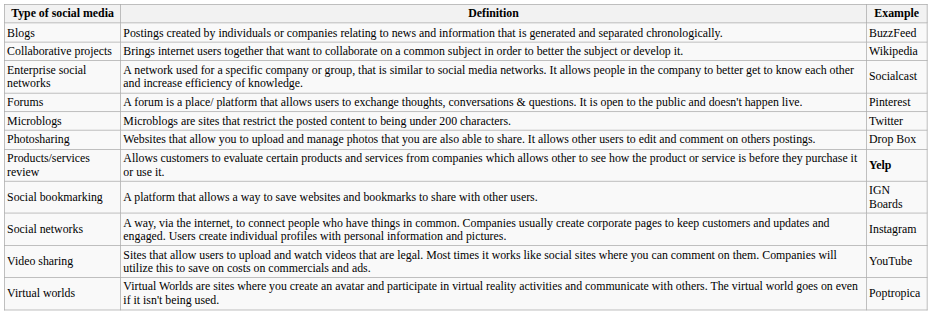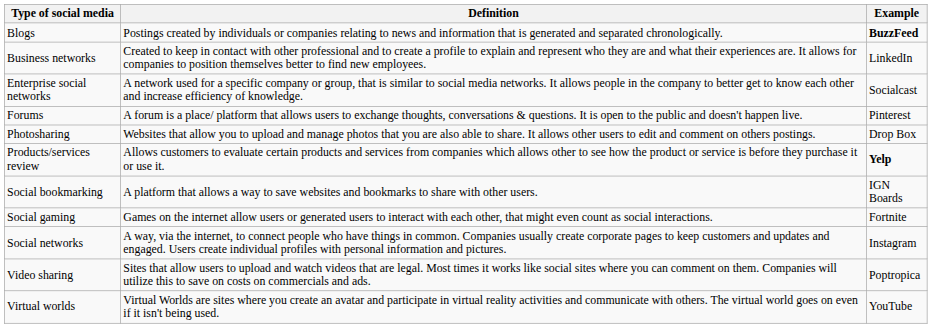(893, 32) normal -> (894, 32) bold
+ row: (51, 58)
- row: (60, 51)
- row: (34, 121)
+ row: (41, 217)
(891, 261) YouTube -> (895, 274) Poptropica
(895, 293) Poptropica -> (891, 307) YouTube
